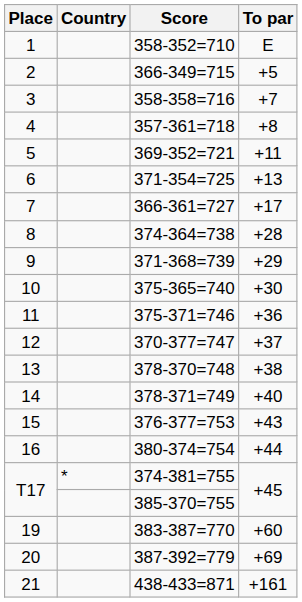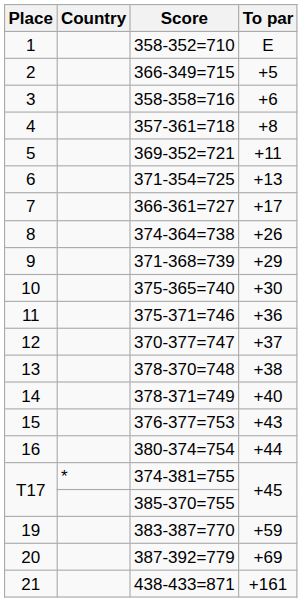(268, 99) +7 -> (268, 99) +6
(268, 234) +28 -> (268, 234) +26
(268, 530) +60 -> (268, 530) +59
